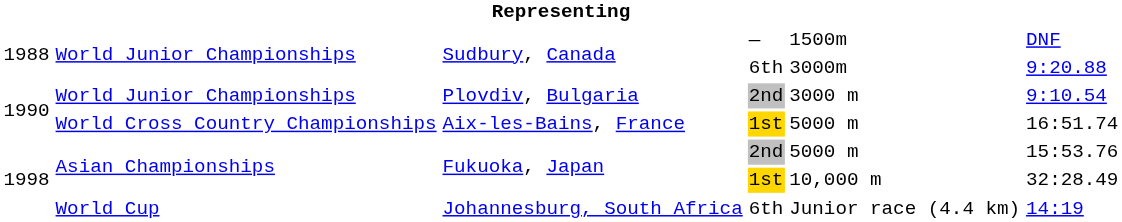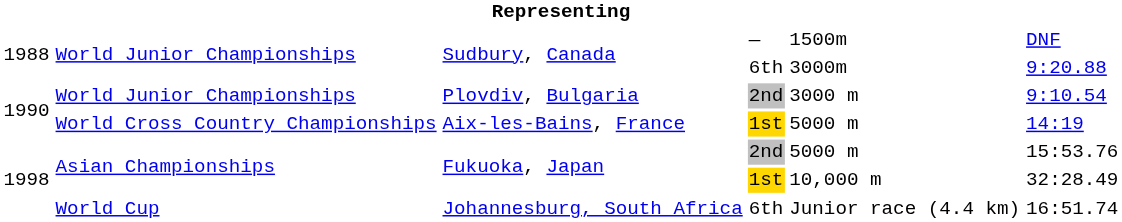(1072, 124) 16:51.74 -> (1055, 124) 14:19
(1055, 208) 14:19 -> (1072, 208) 16:51.74
